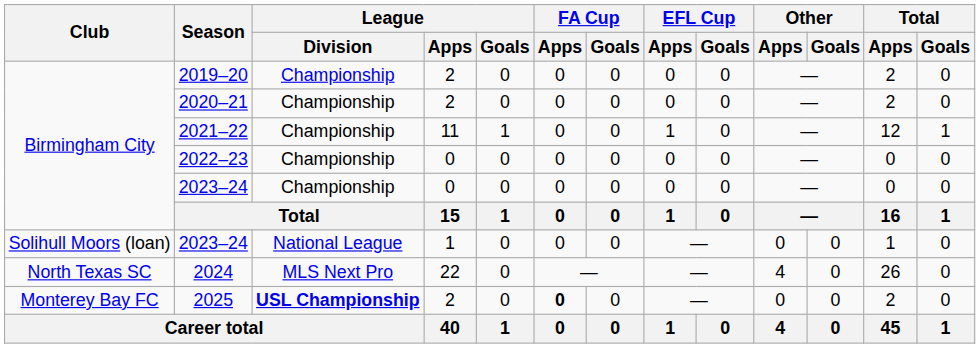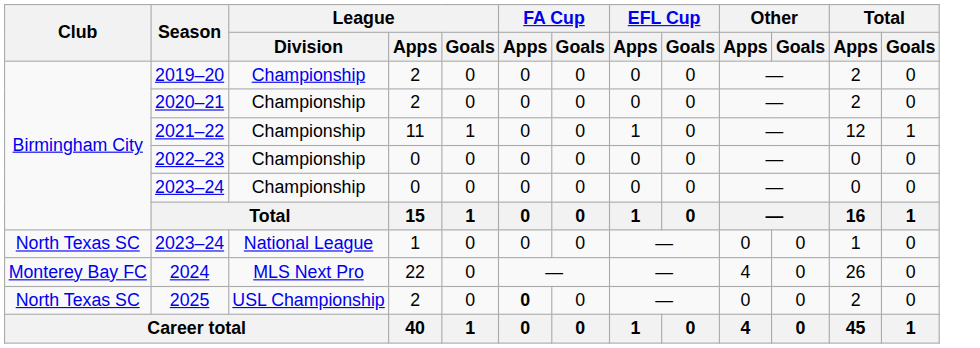(90, 243) Solihull Moors (loan) -> (78, 243) North Texas SC
(90, 272) North Texas SC -> (78, 272) Monterey Bay FC
(90, 300) Monterey Bay FC -> (78, 300) North Texas SC
(338, 300) bold -> (309, 300) normal
